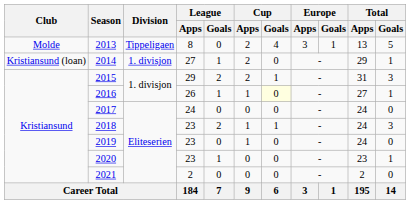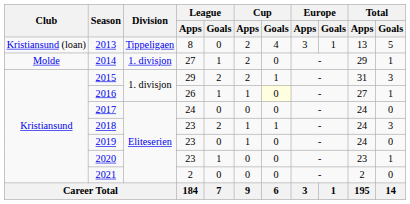(46, 45) Molde -> (46, 45) Kristiansund (loan)
(46, 61) Kristiansund (loan) -> (46, 61) Molde
